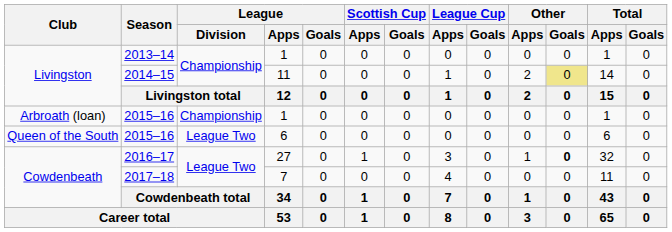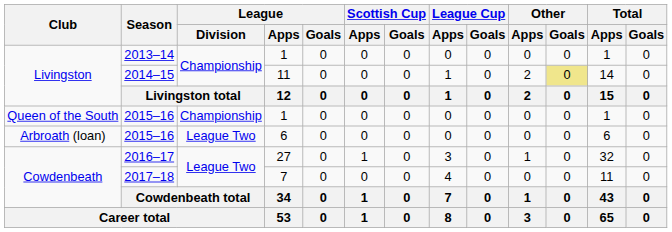(63, 116) Arbroath (loan) -> (63, 116) Queen of the South
(63, 136) Queen of the South -> (63, 136) Arbroath (loan)
(567, 156) bold -> (567, 156) normal
